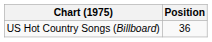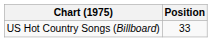(185, 28) 36 -> (185, 28) 33
